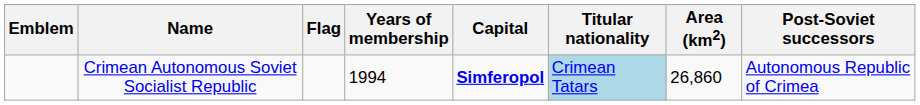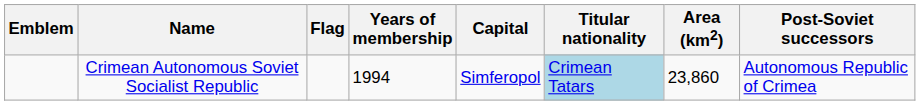(500, 77) bold -> (500, 77) normal
(696, 77) 26,860 -> (693, 77) 23,860
